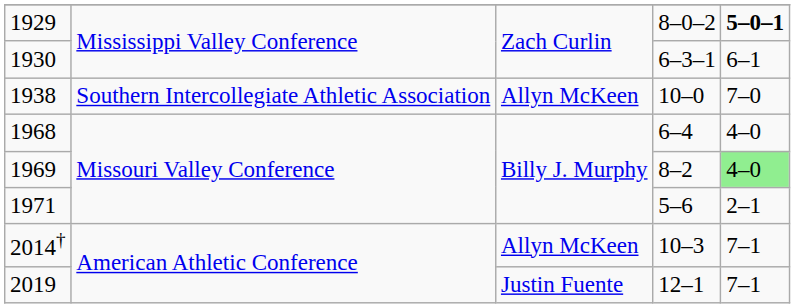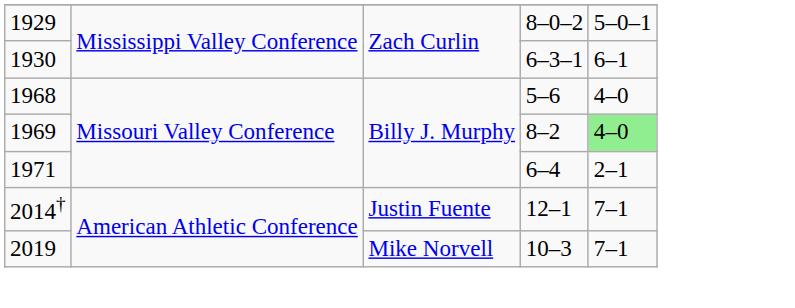(755, 22) bold -> (623, 22) normal
- row: (33, 95)
(675, 132) 6–4 -> (543, 95) 5–6
(675, 205) 5–6 -> (543, 168) 6–4
(570, 245) Allyn McKeen -> (430, 208) Justin Fuente
(681, 245) 10–3 -> (549, 208) 12–1
(562, 284) Justin Fuente -> (431, 248) Mike Norvell
(681, 284) 12–1 -> (549, 248) 10–3
